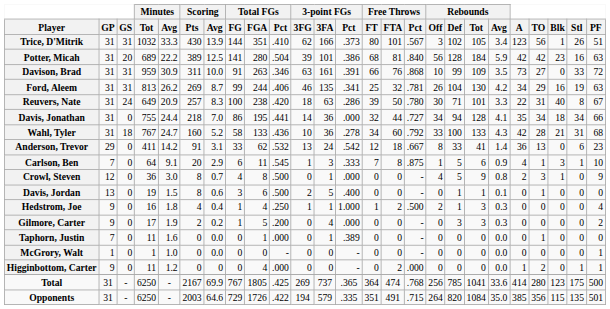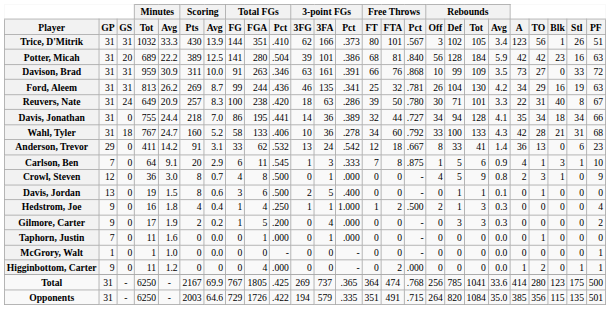(280, 87) .406 -> (280, 87) .436
(351, 117) .000 -> (351, 117) .389
(280, 132) .436 -> (280, 132) .406
(351, 237) .389 -> (351, 237) .000
